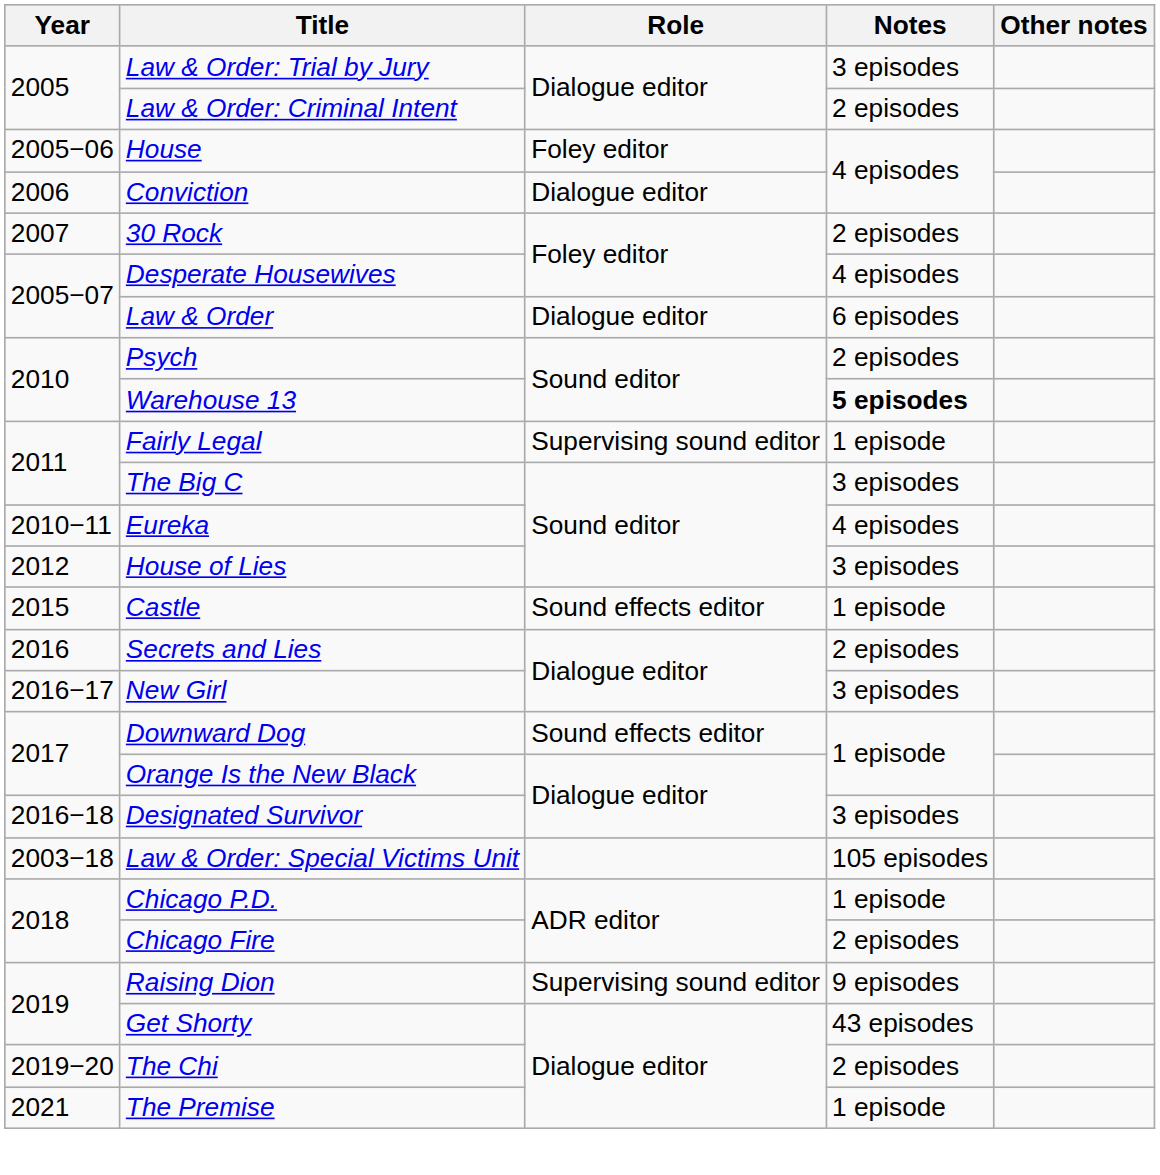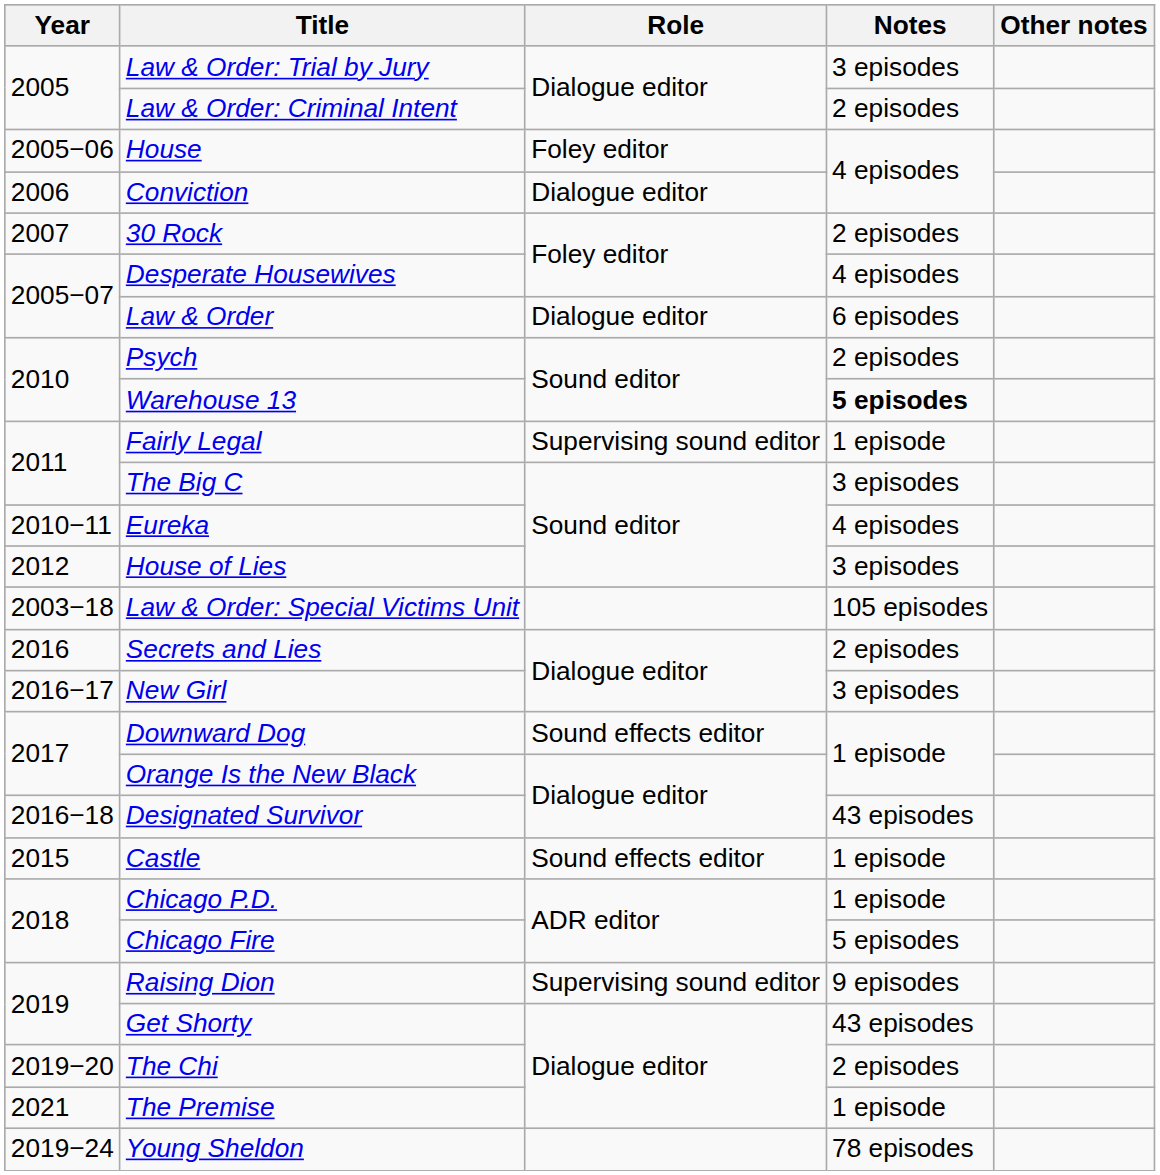rows swapped: (163, 607) <-> (322, 857)
(896, 815) 3 episodes -> (903, 815) 43 episodes
(896, 940) 2 episodes -> (896, 940) 5 episodes
+ row: (215, 1148)
